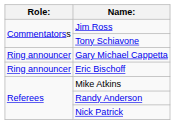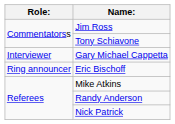(39, 55) Ring announcer -> (29, 55) Interviewer
